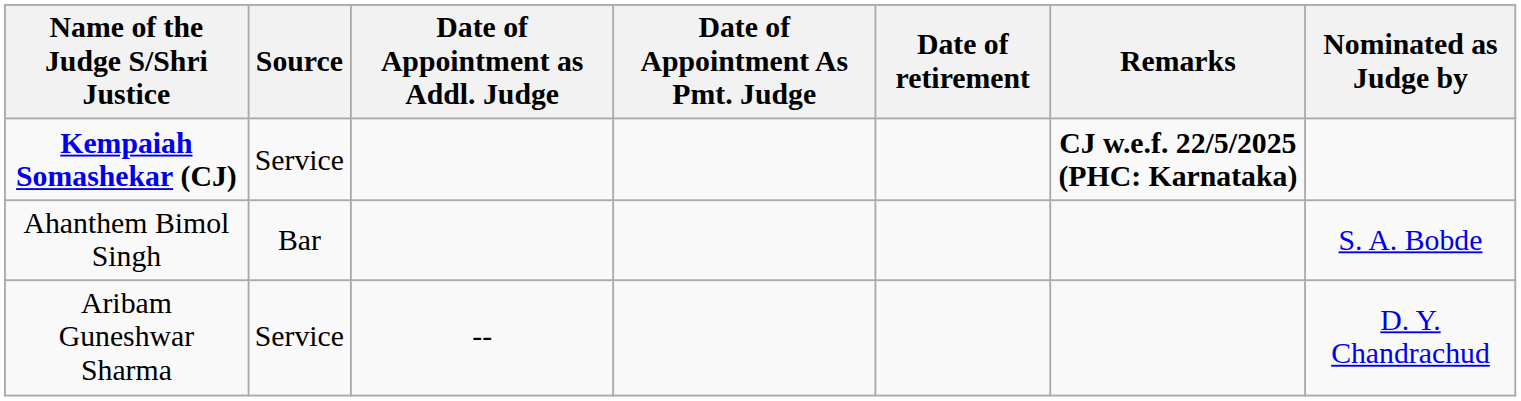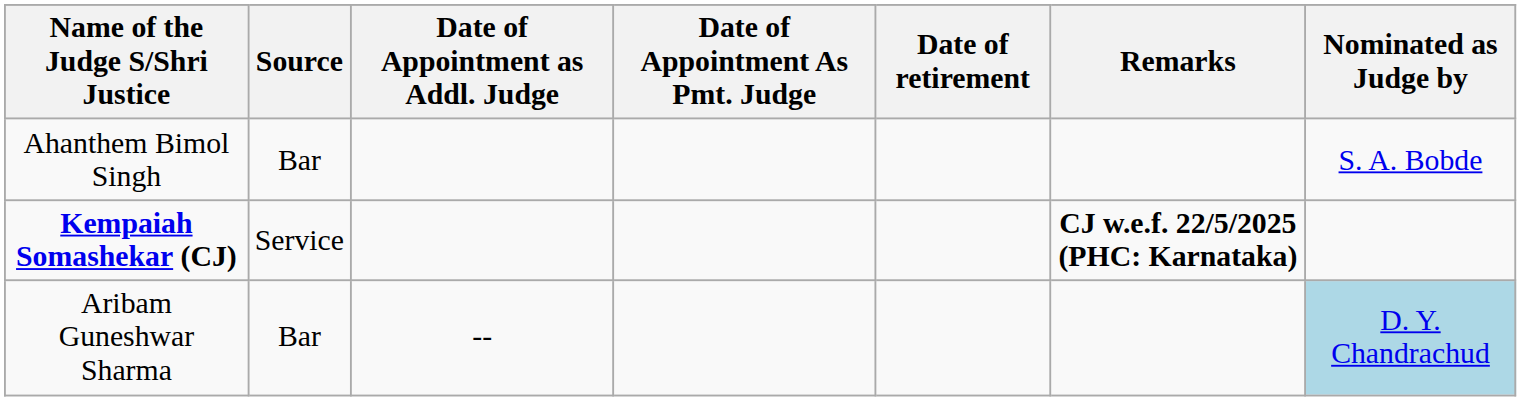rows swapped: (126, 158) <-> (126, 239)
(299, 337) Service -> (299, 337) Bar
(1410, 337) no background -> (1410, 337) lightblue background
